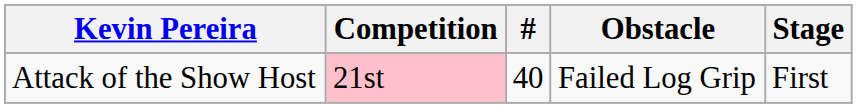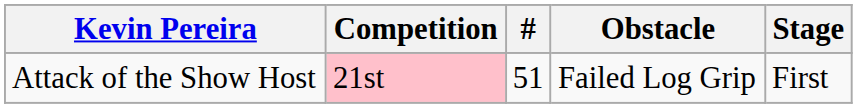(528, 77) 40 -> (528, 77) 51
